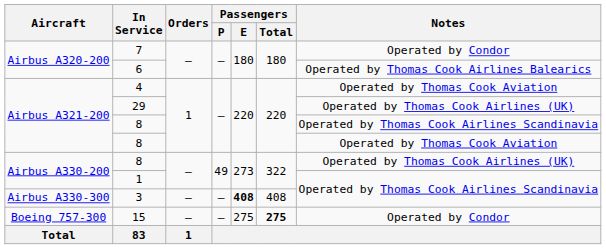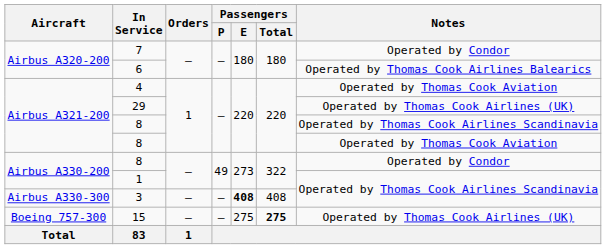(448, 161) Operated by Thomas Cook Airlines (UK) -> (448, 161) Operated by Condor
(448, 216) Operated by Condor -> (448, 216) Operated by Thomas Cook Airlines (UK)
